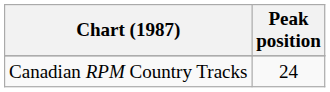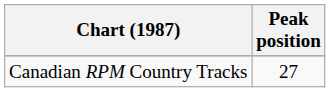(289, 71) 24 -> (289, 71) 27
